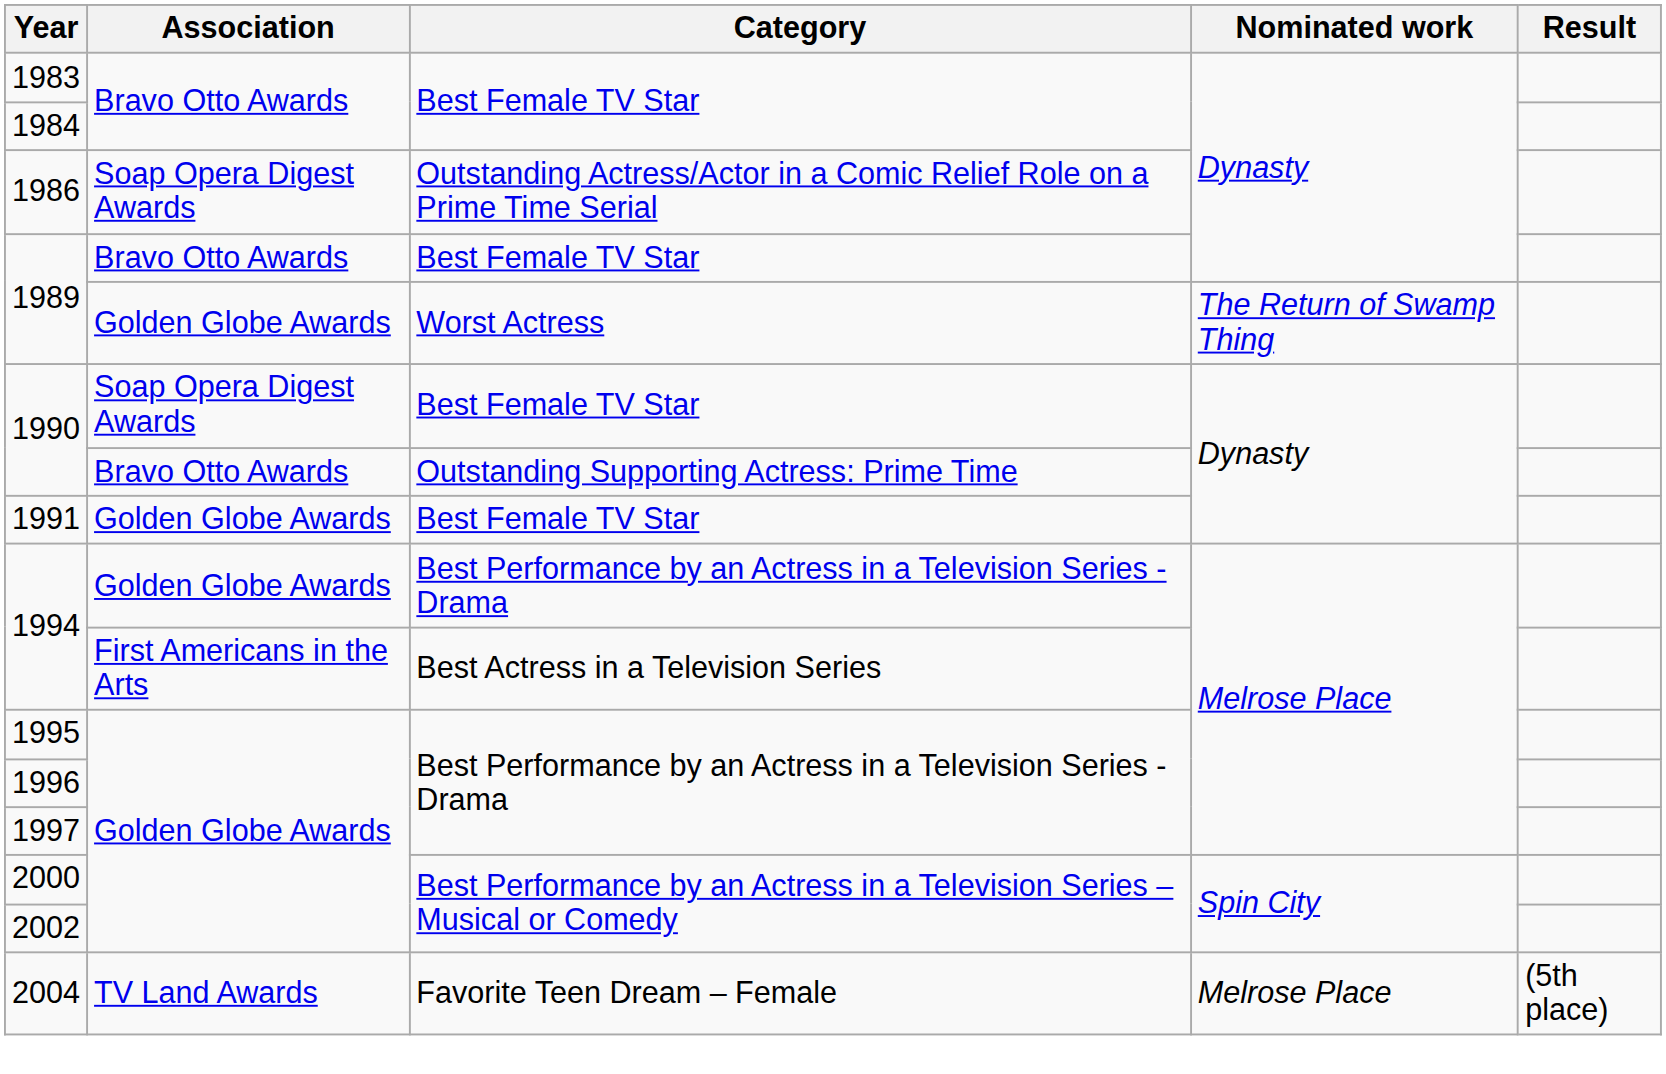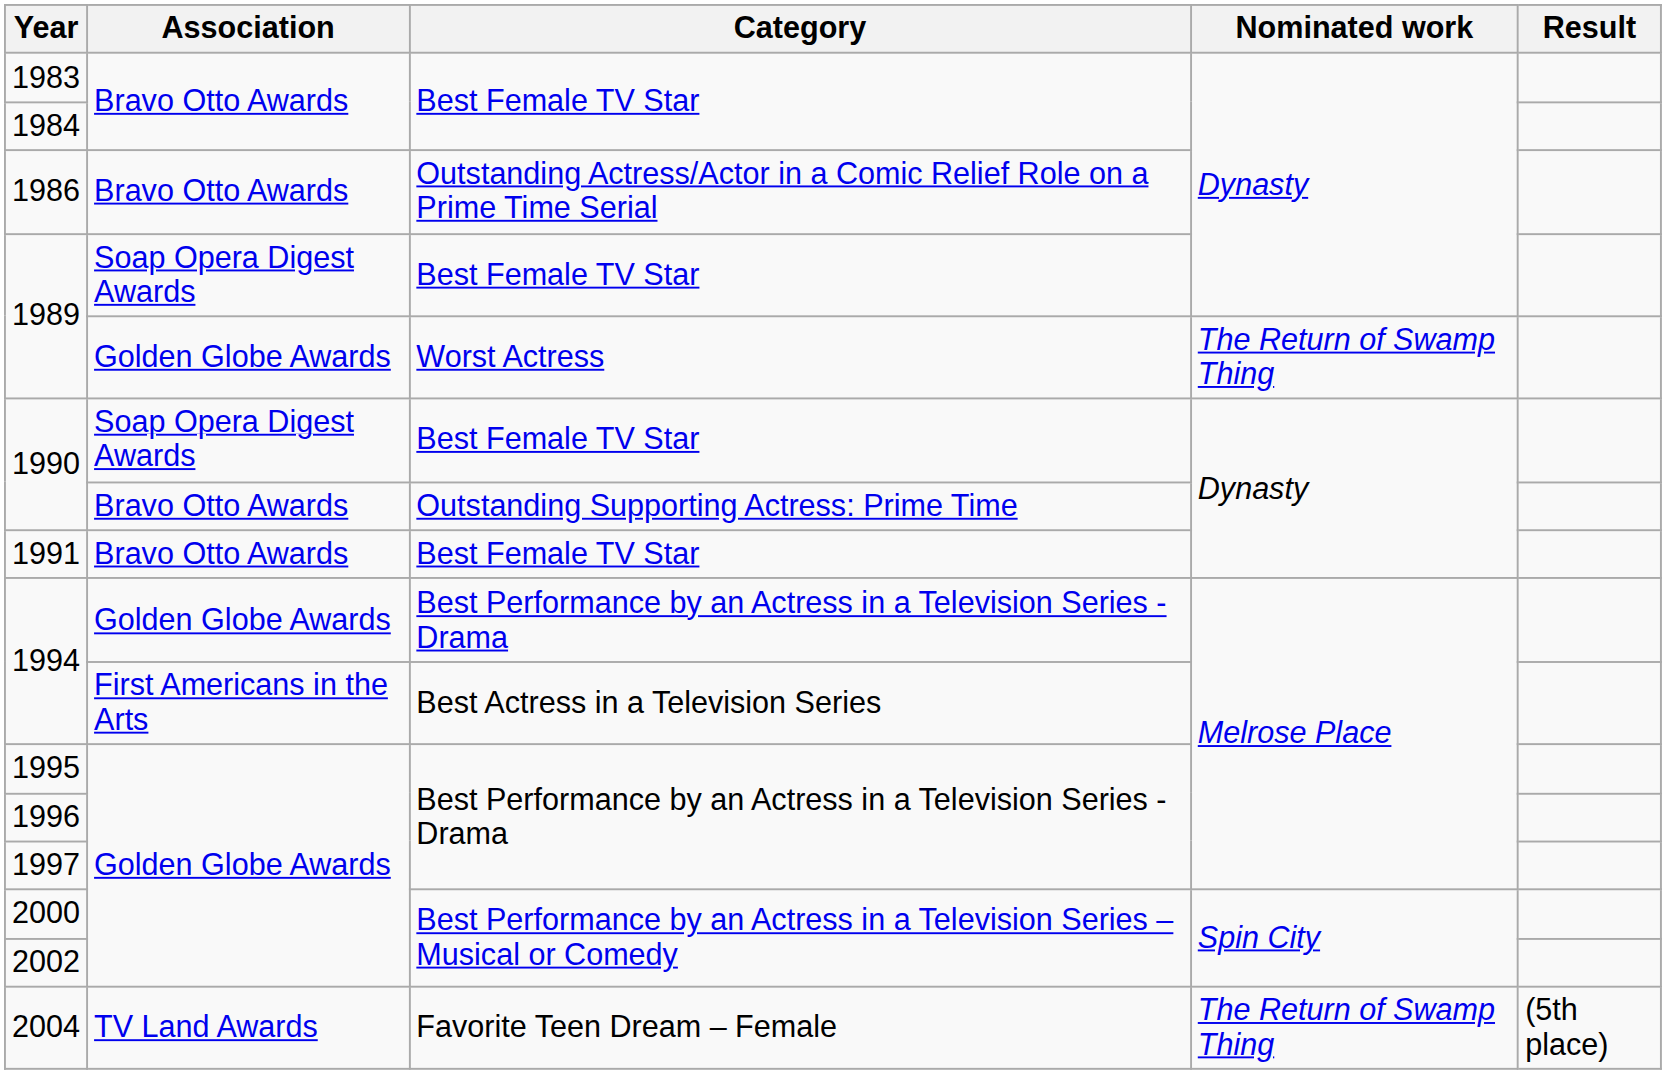(224, 191) Soap Opera Digest Awards -> (221, 191) Bravo Otto Awards
(221, 256) Bravo Otto Awards -> (224, 274) Soap Opera Digest Awards
(242, 519) Golden Globe Awards -> (221, 553) Bravo Otto Awards
(1295, 993) Melrose Place -> (1346, 1027) The Return of Swamp Thing
